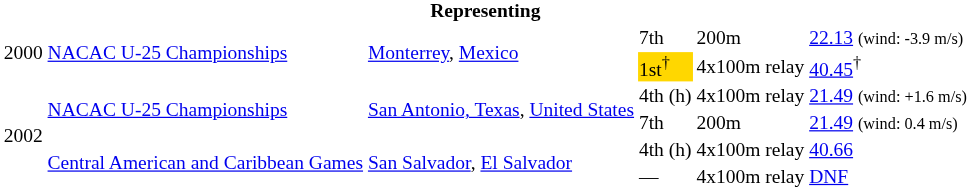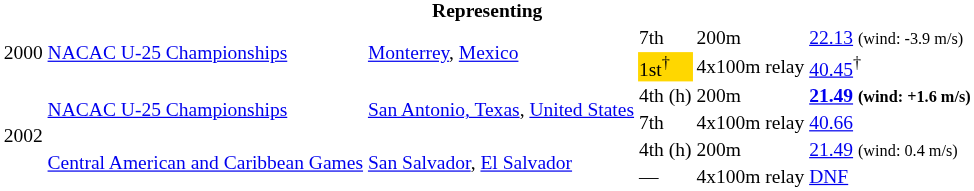(750, 96) 4x100m relay -> (719, 96) 200m
(888, 96) normal -> (890, 96) bold
(719, 123) 200m -> (750, 123) 4x100m relay
(883, 123) 21.49 (wind: 0.4 m/s) -> (831, 123) 40.66
(750, 150) 4x100m relay -> (719, 150) 200m
(831, 150) 40.66 -> (883, 150) 21.49 (wind: 0.4 m/s)
